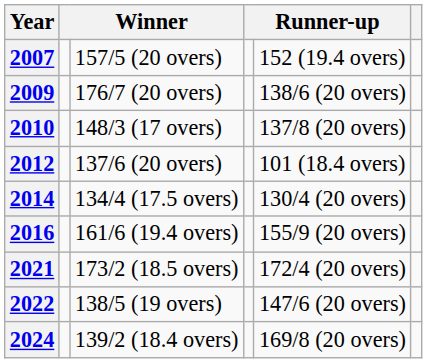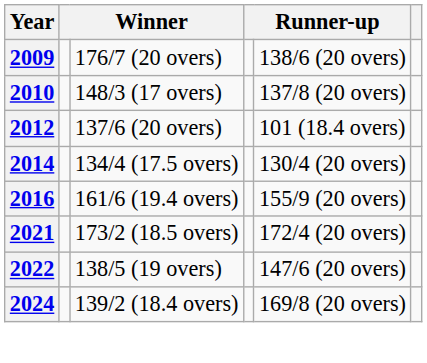- row: (32, 57)
